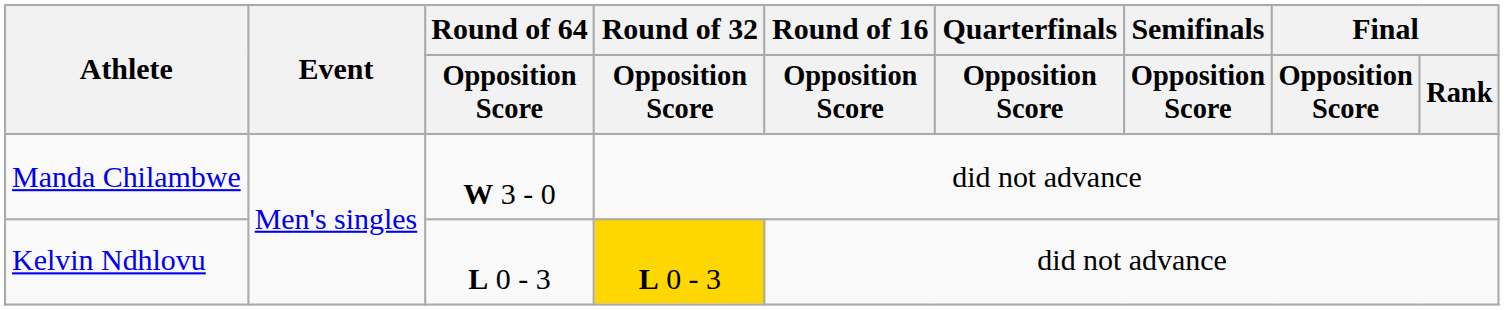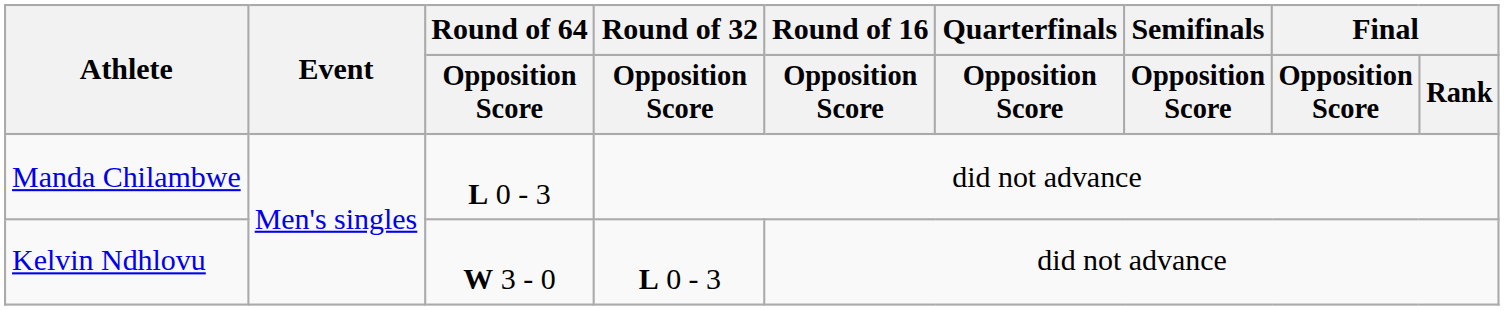(509, 194) W 3 - 0 -> (509, 194) L 0 - 3
(509, 279) L 0 - 3 -> (509, 279) W 3 - 0
(680, 279) gold background -> (680, 279) no background
